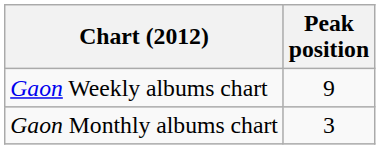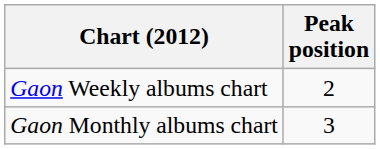(329, 87) 9 -> (329, 87) 2
